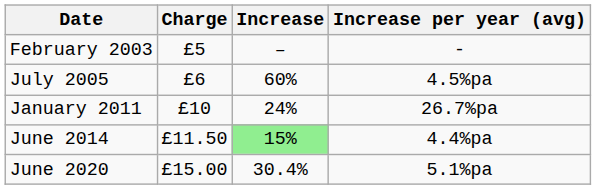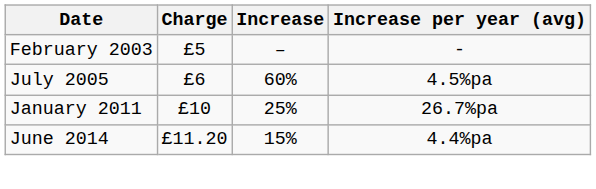(280, 110) 24% -> (280, 110) 25%
(195, 139) £11.50 -> (195, 139) £11.20
(280, 139) lightgreen background -> (280, 139) no background
- row: (59, 169)
